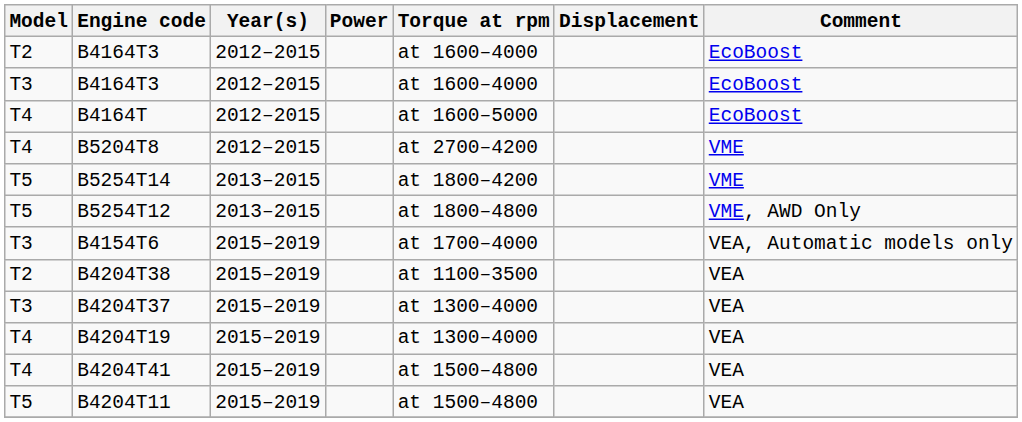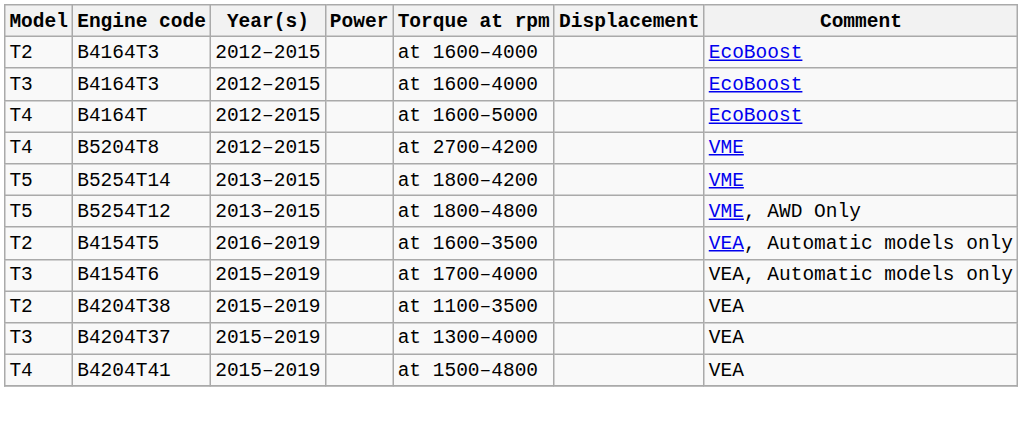+ row: (21, 243)
- row: (21, 338)
- row: (21, 402)
